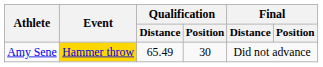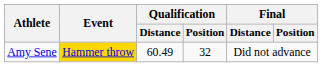(160, 52) 65.49 -> (160, 52) 60.49
(205, 52) 30 -> (205, 52) 32
